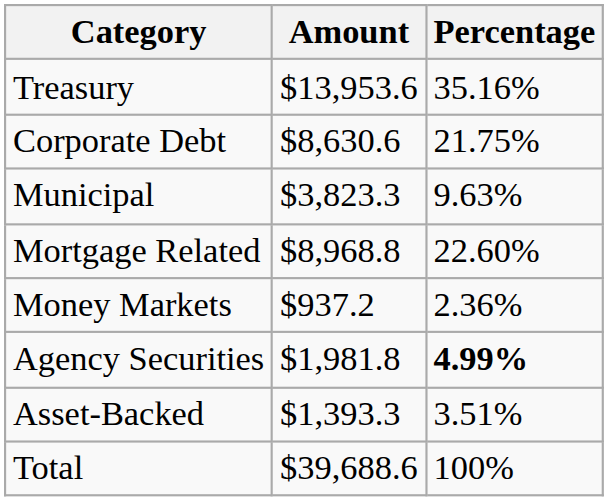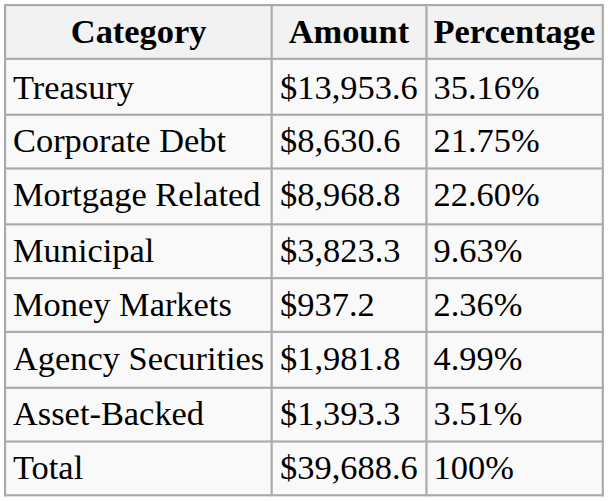rows swapped: (137, 250) <-> (84, 195)
(481, 359) bold -> (478, 359) normal
